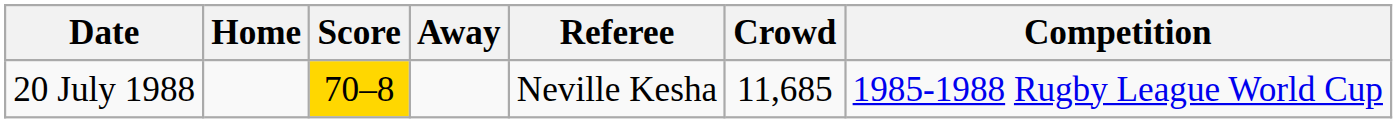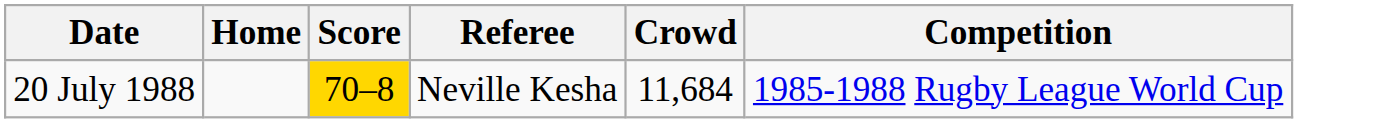- column: (459, 32)
(785, 88) 11,685 -> (685, 88) 11,684
